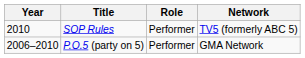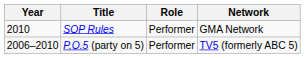(249, 29) TV5 (formerly ABC 5) -> (231, 29) GMA Network
(231, 45) GMA Network -> (249, 45) TV5 (formerly ABC 5)
